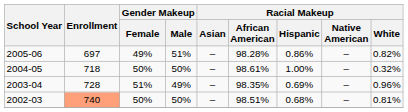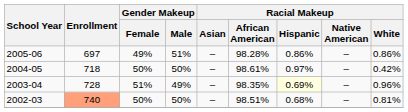(387, 54) 0.82% -> (387, 54) 0.86%
(299, 69) 1.00% -> (299, 69) 0.97%
(387, 69) 0.32% -> (387, 69) 0.42%
(299, 85) no background -> (299, 85) lightyellow background
